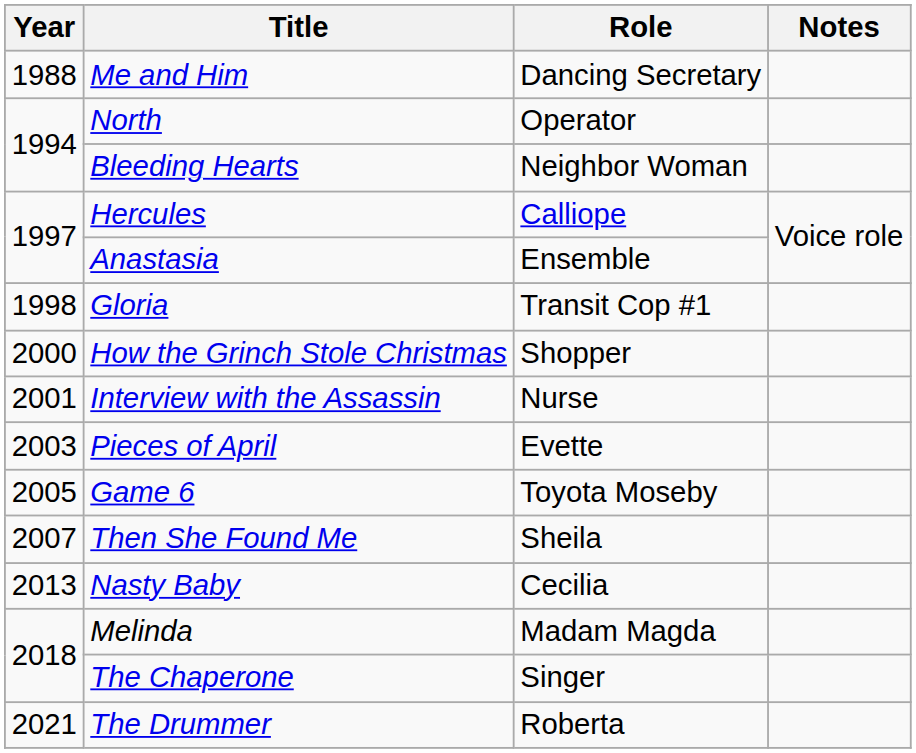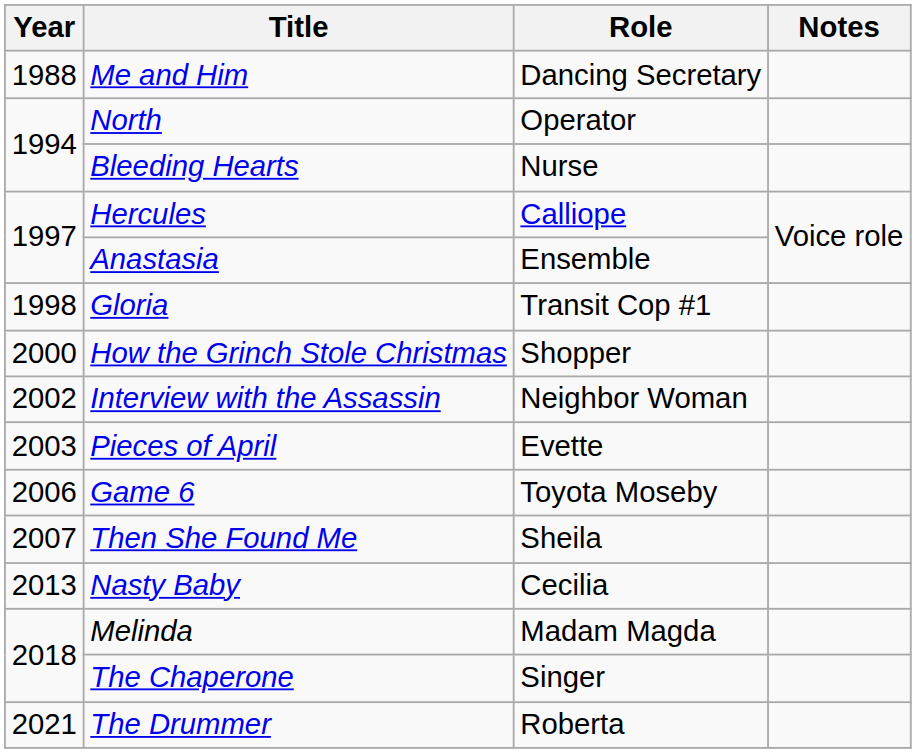(634, 167) Neighbor Woman -> (559, 167) Nurse
(44, 399) 2001 -> (44, 399) 2002
(559, 399) Nurse -> (634, 399) Neighbor Woman
(44, 492) 2005 -> (44, 492) 2006
